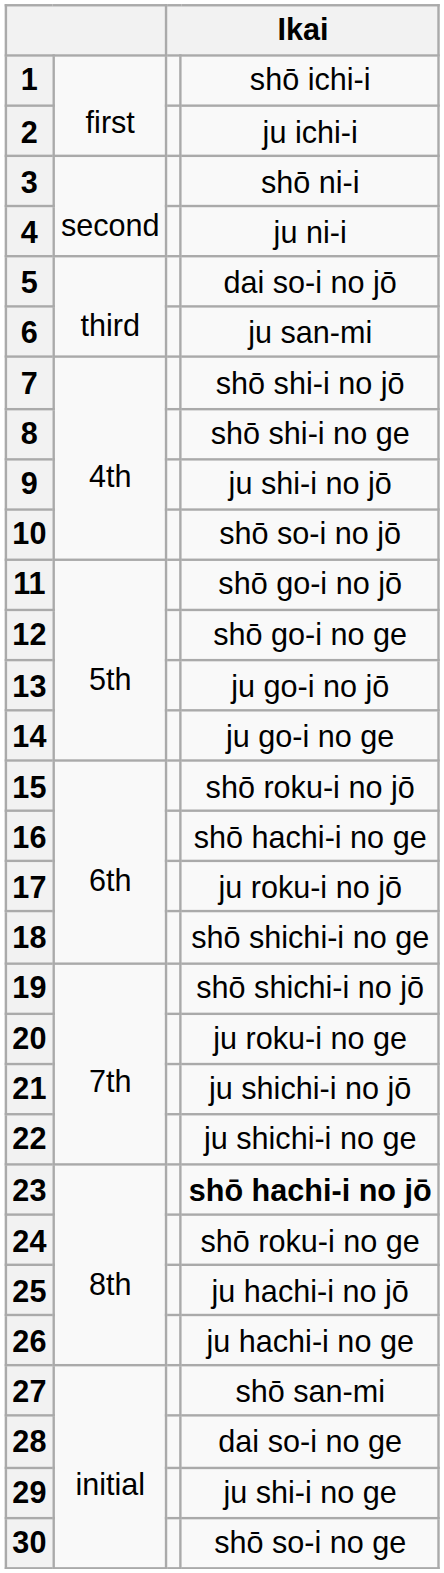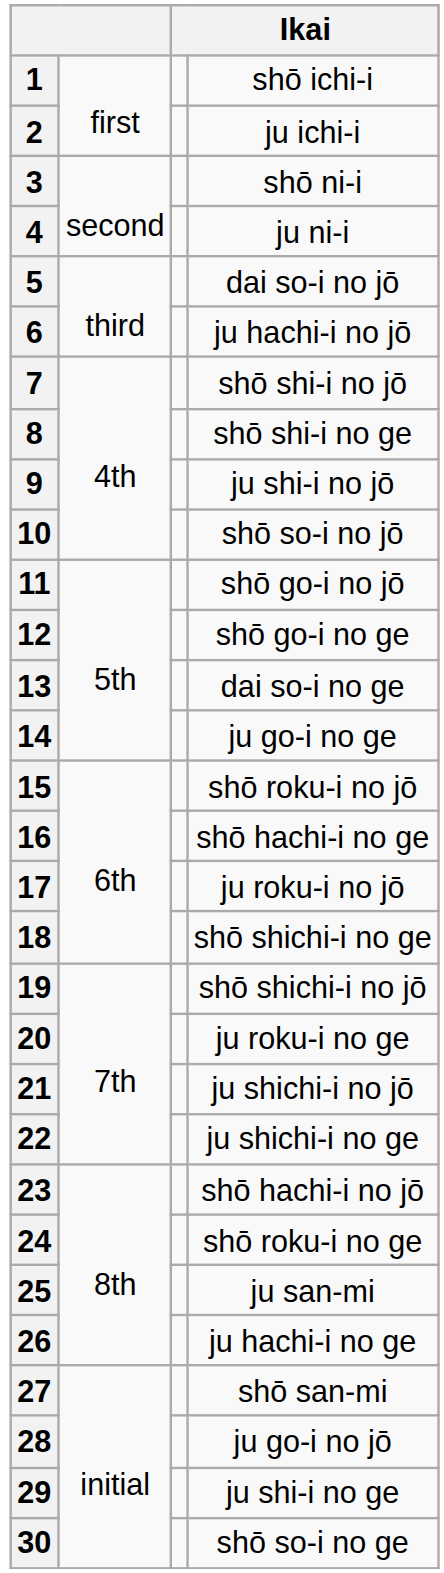(310, 332) ju san-mi -> (313, 332) ju hachi-i no jō
(310, 685) ju go-i no jō -> (313, 685) dai so-i no ge
(310, 1190) bold -> (313, 1190) normal
(310, 1290) ju hachi-i no jō -> (313, 1290) ju san-mi
(310, 1442) dai so-i no ge -> (313, 1442) ju go-i no jō
